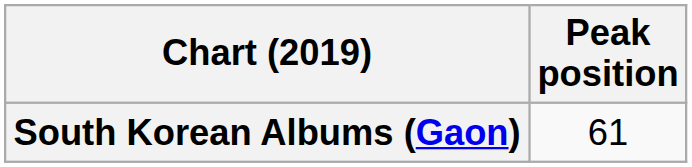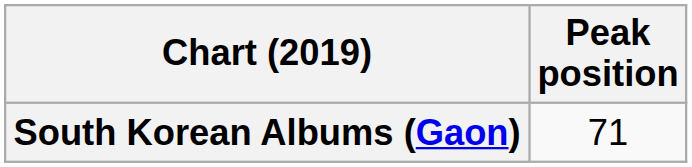(608, 131) 61 -> (608, 131) 71
